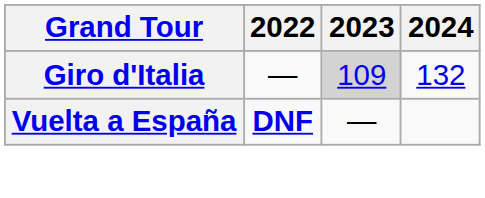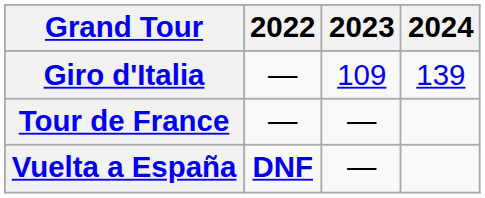(362, 74) lightgrey background -> (362, 74) no background
(441, 74) 132 -> (441, 74) 139
+ row: (124, 121)
